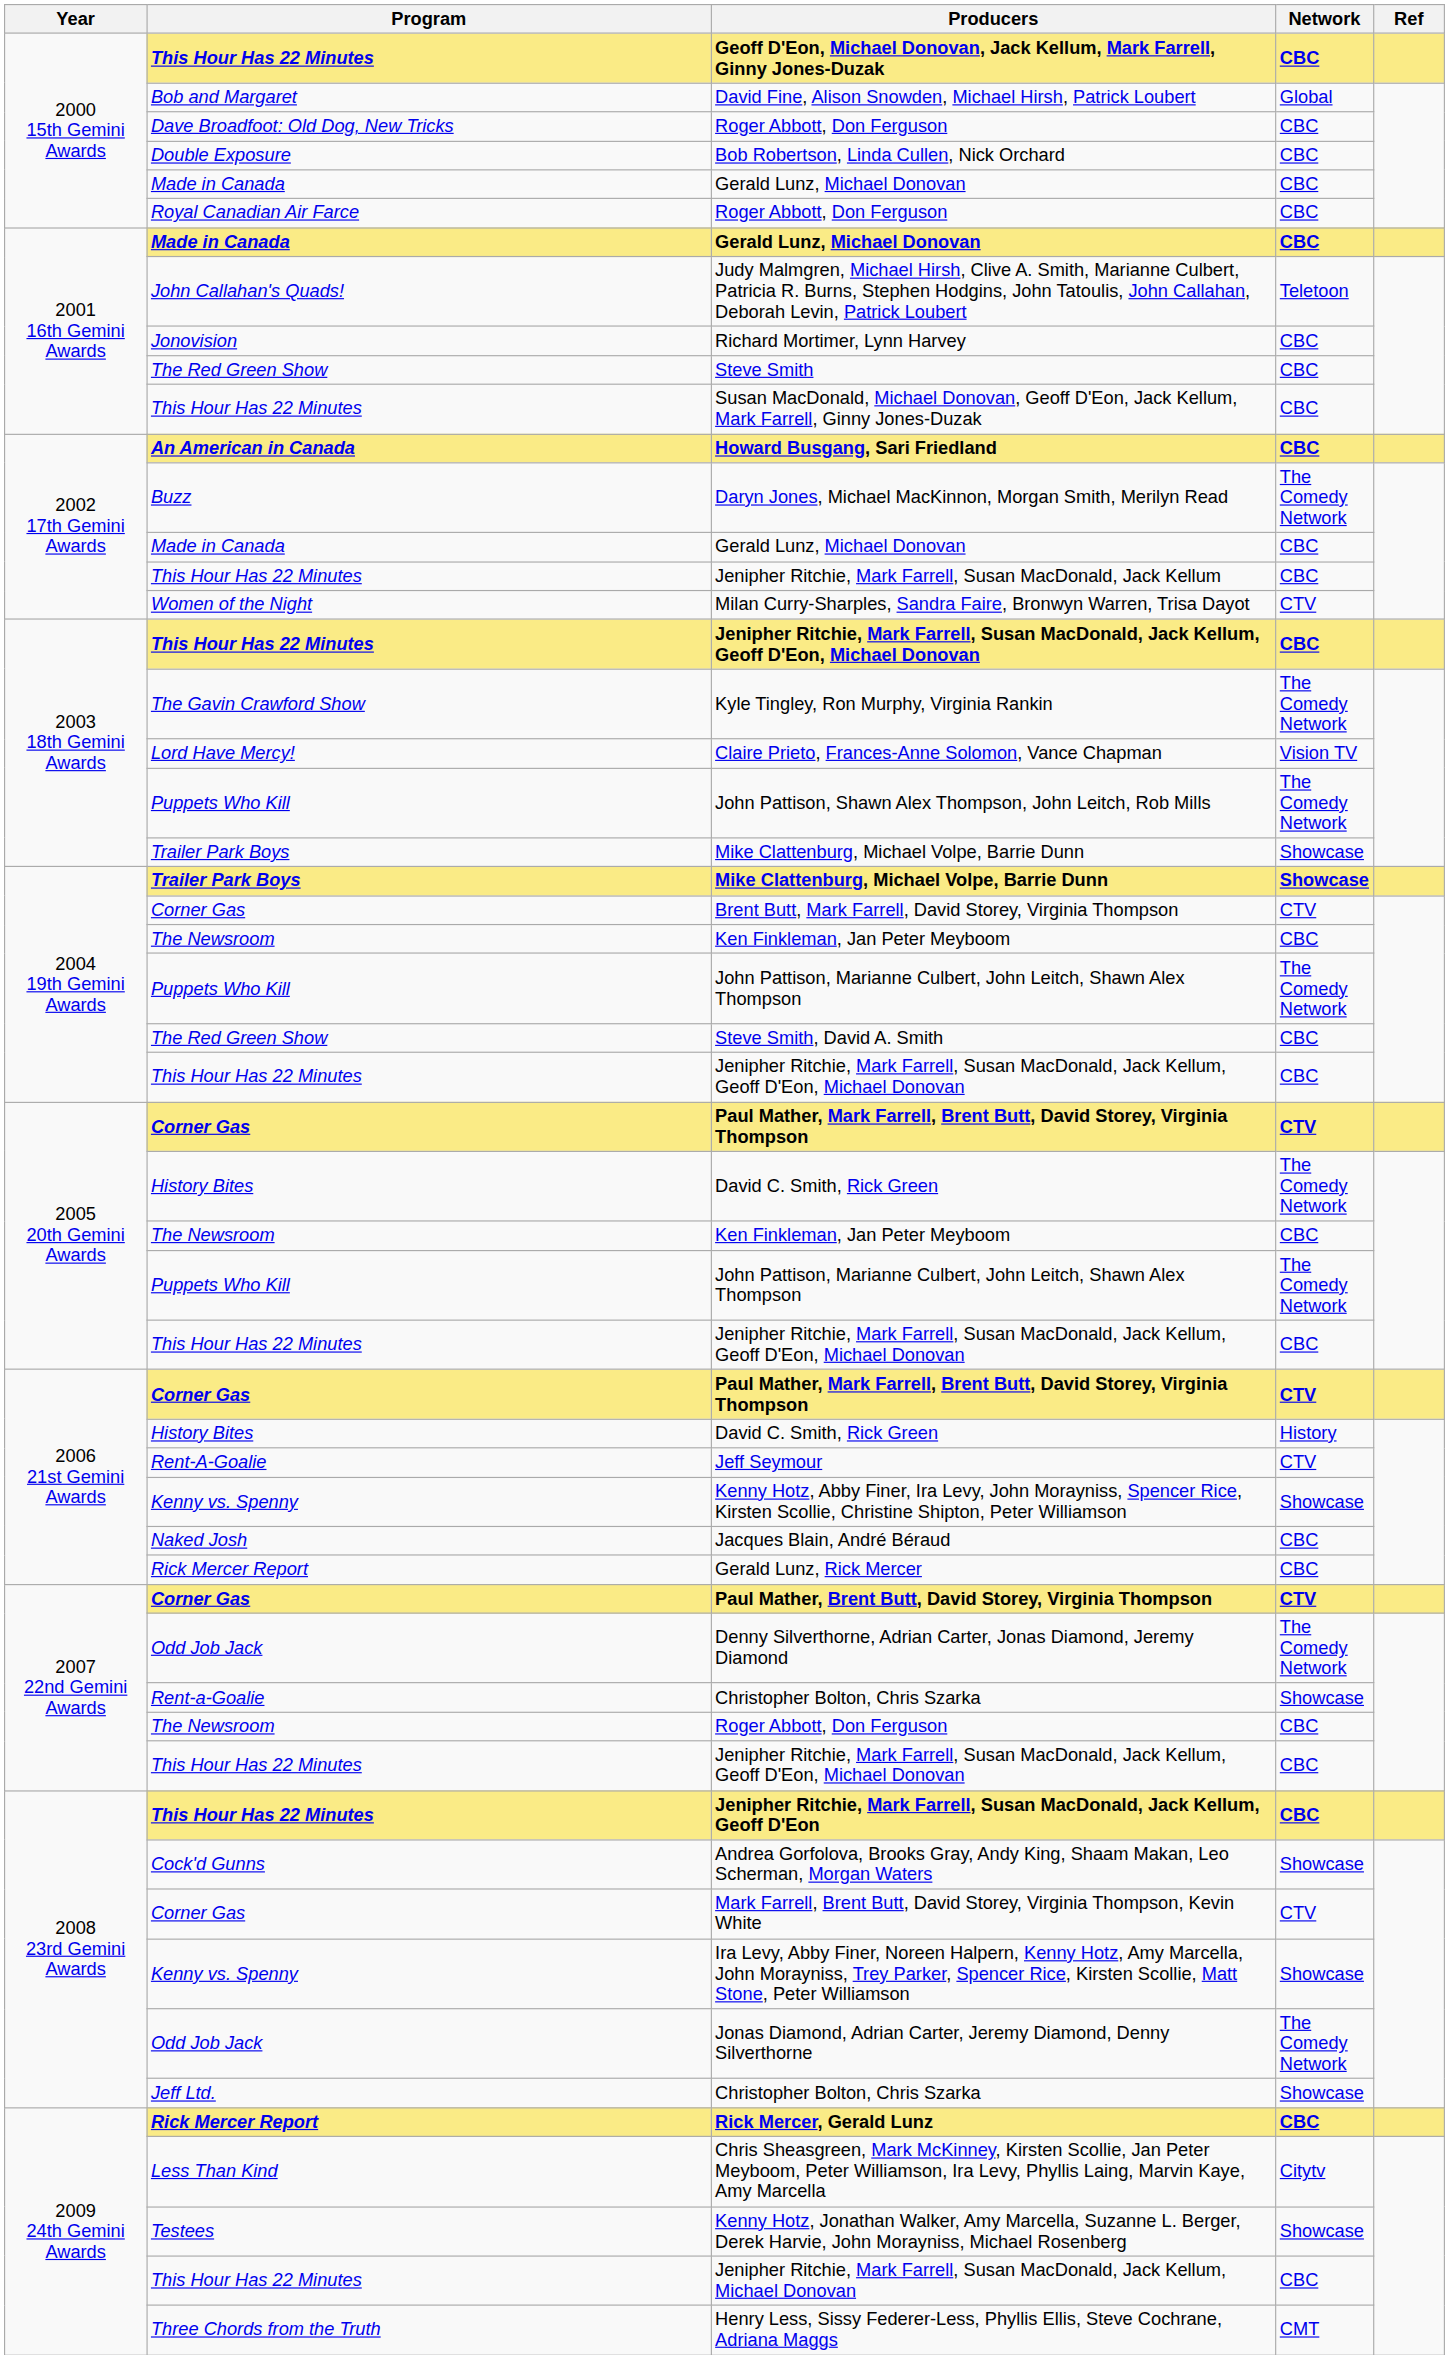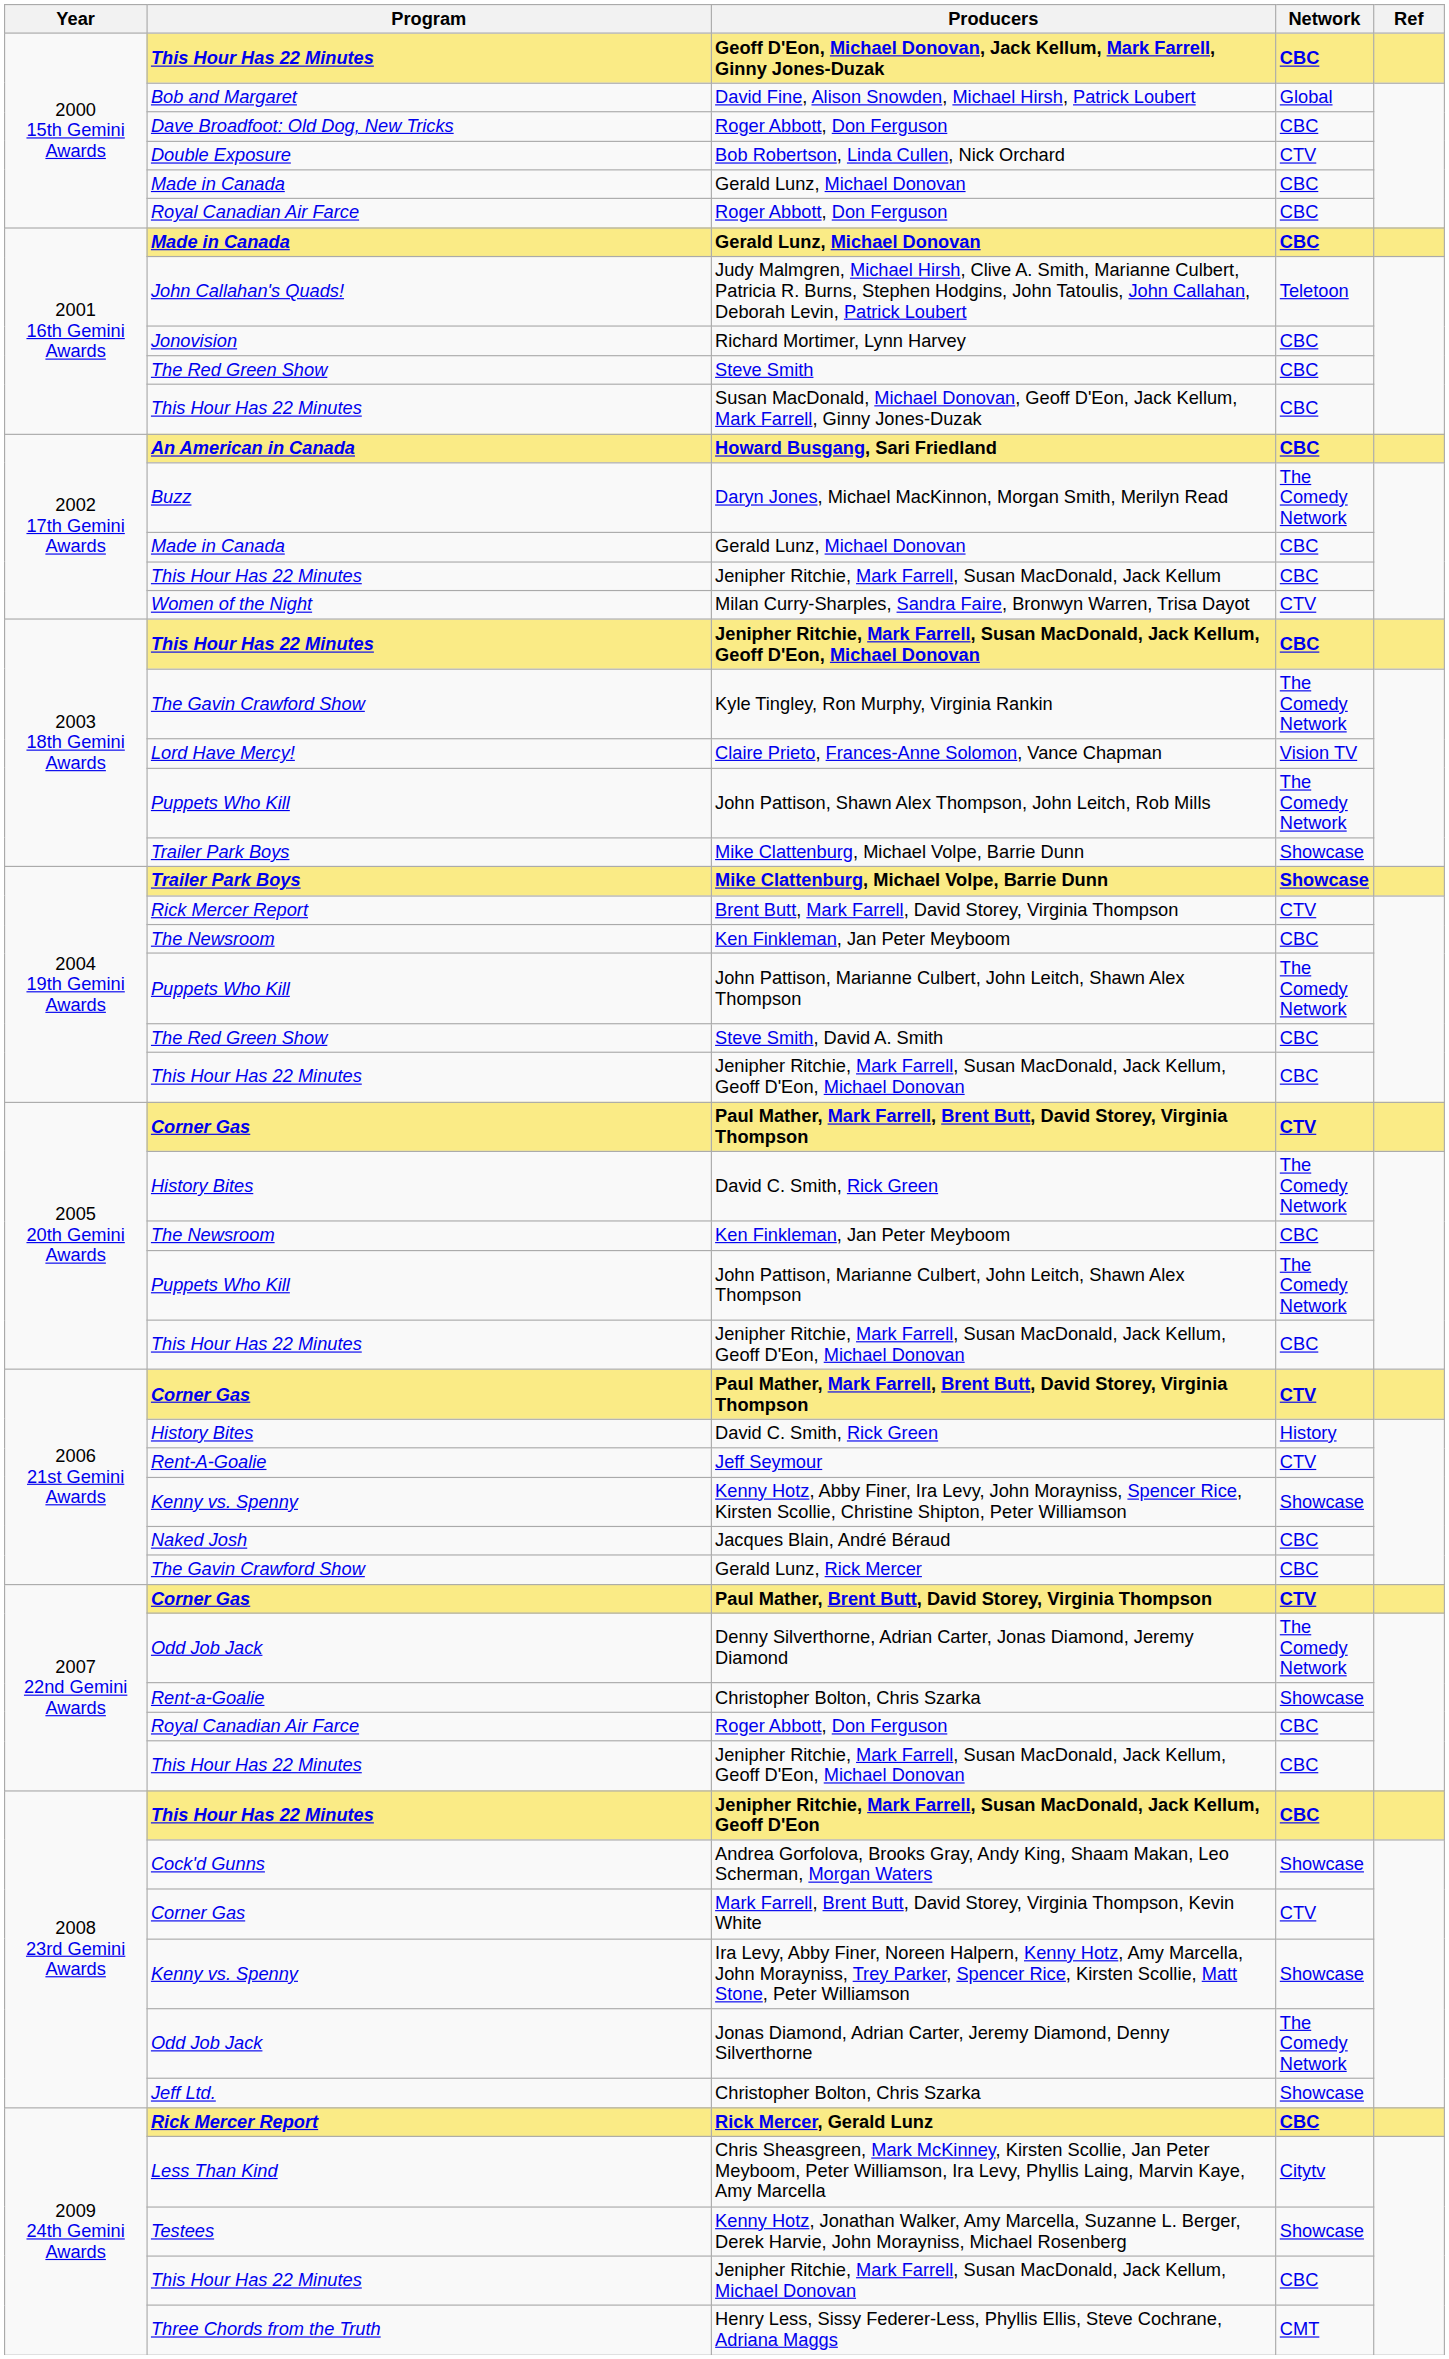(1299, 155) CBC -> (1298, 155) CTV
(198, 910) Corner Gas -> (229, 910) Rick Mercer Report
(229, 1569) Rick Mercer Report -> (258, 1569) The Gavin Crawford Show
(213, 1726) The Newsroom -> (255, 1726) Royal Canadian Air Farce
